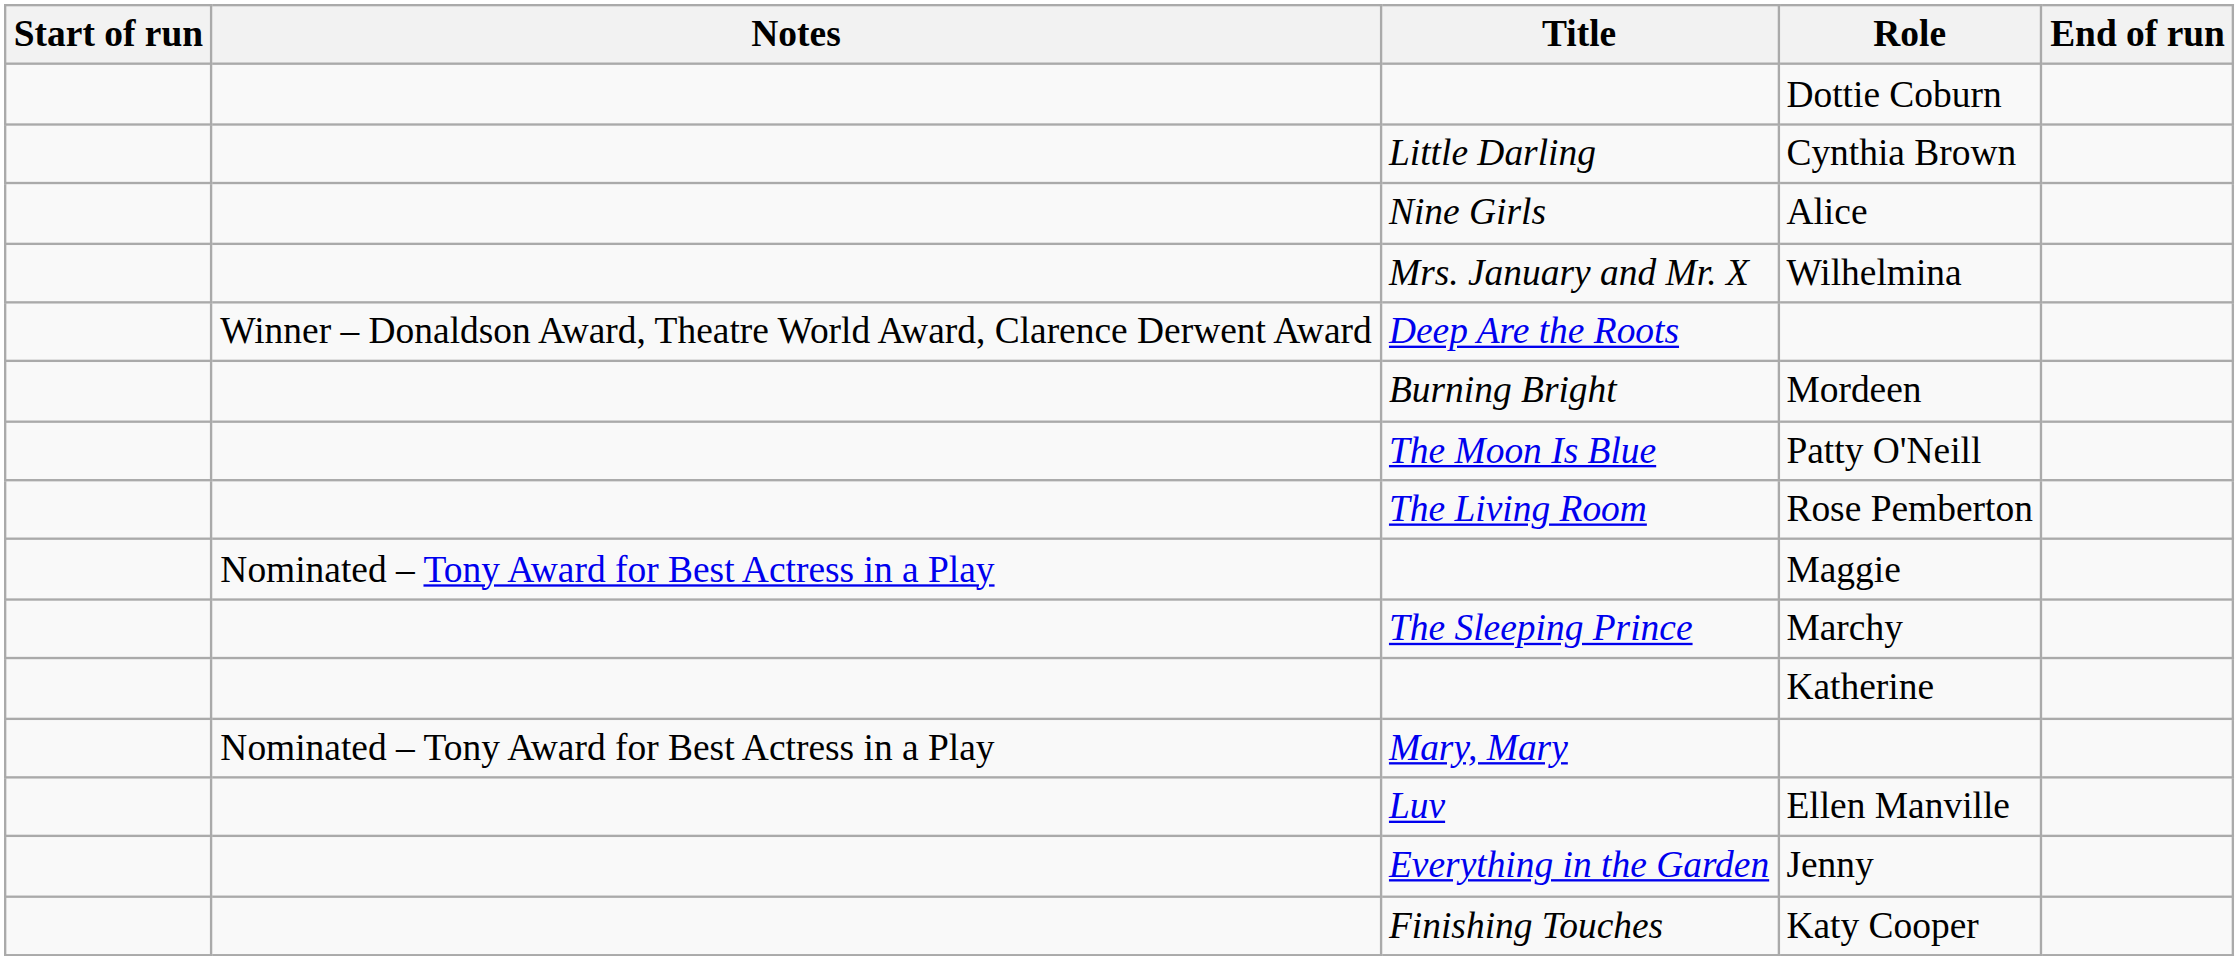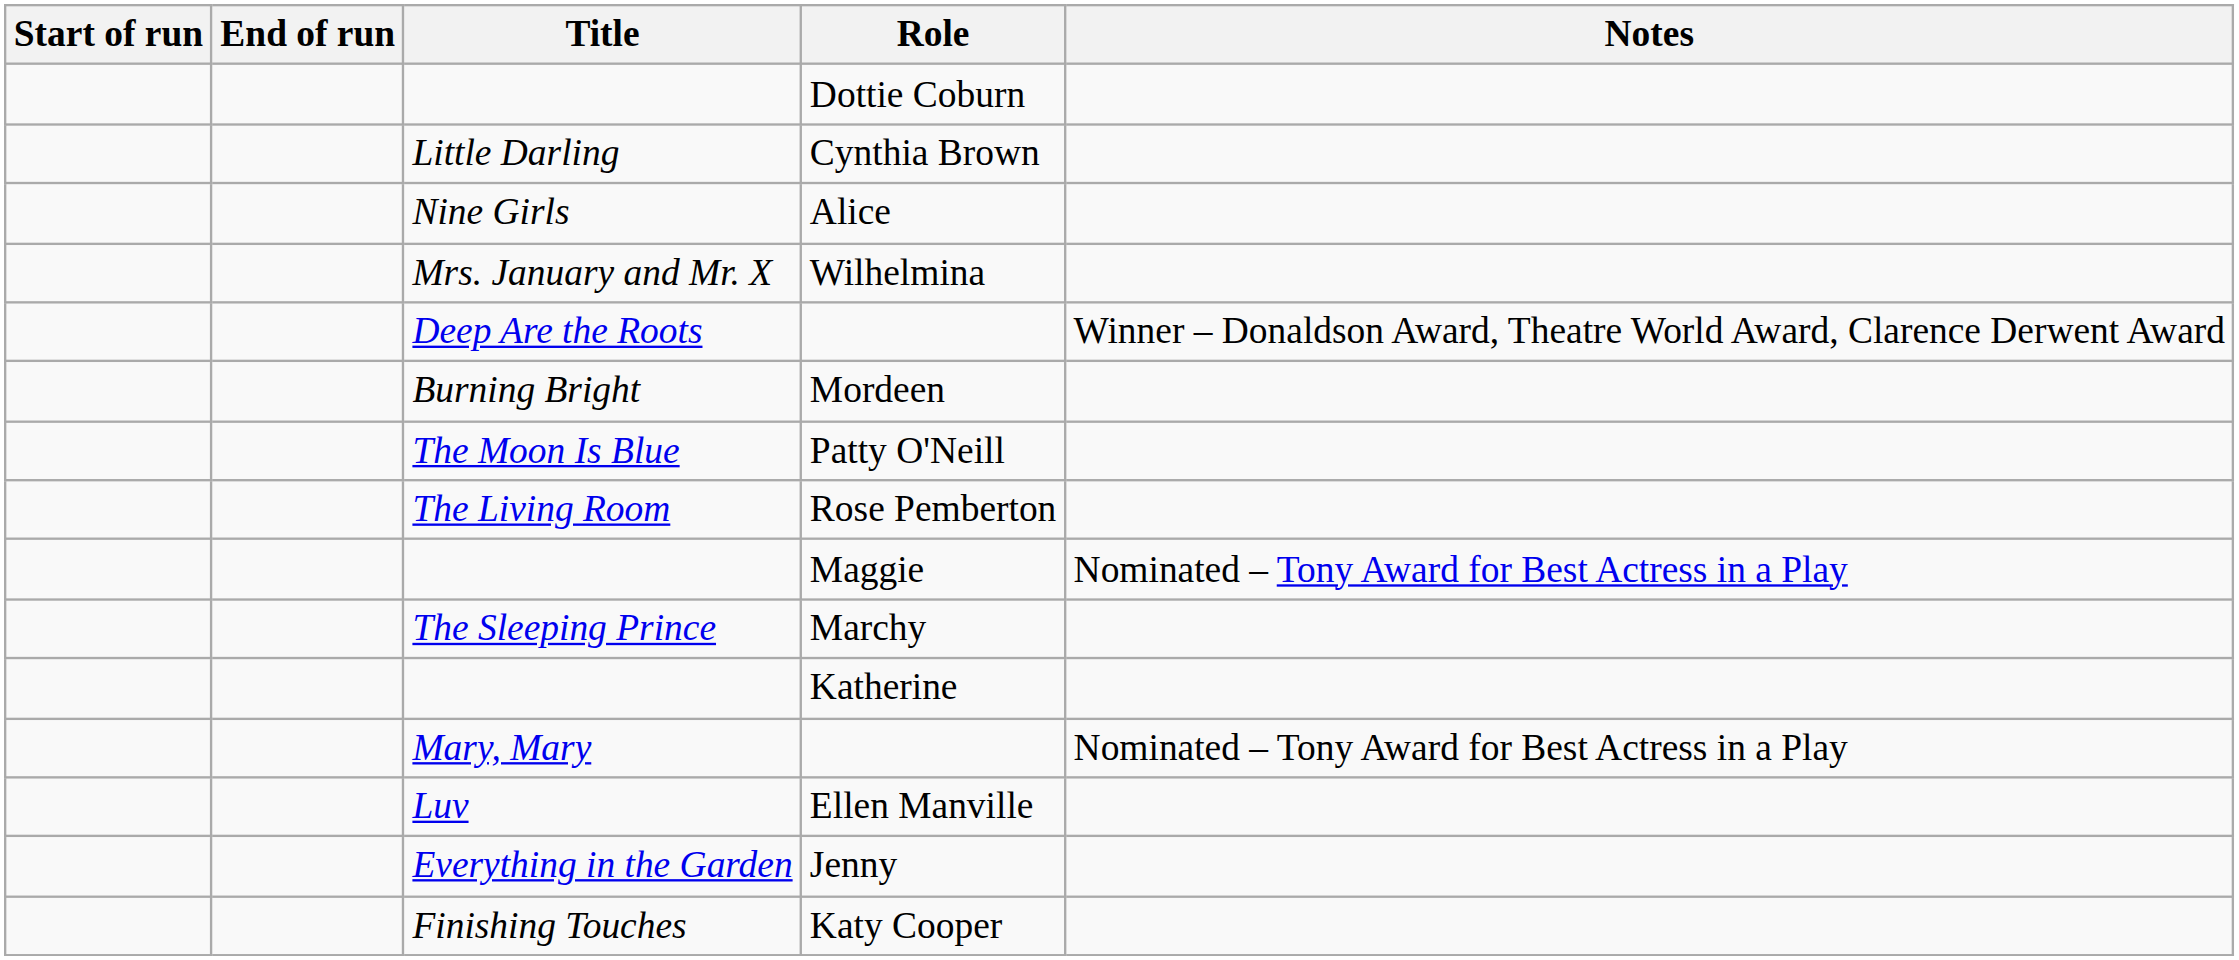columns swapped: (2138, 34) <-> (796, 34)
